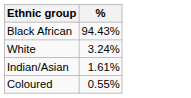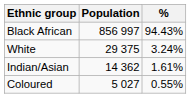+ column: (111, 13)
